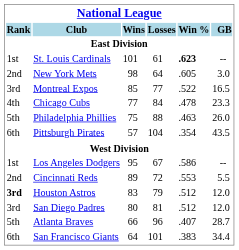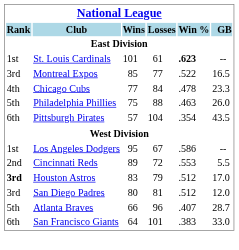- row: (65, 73)
(221, 192) 12.0 -> (221, 178) 17.0
(221, 236) 34.4 -> (221, 222) 33.0
